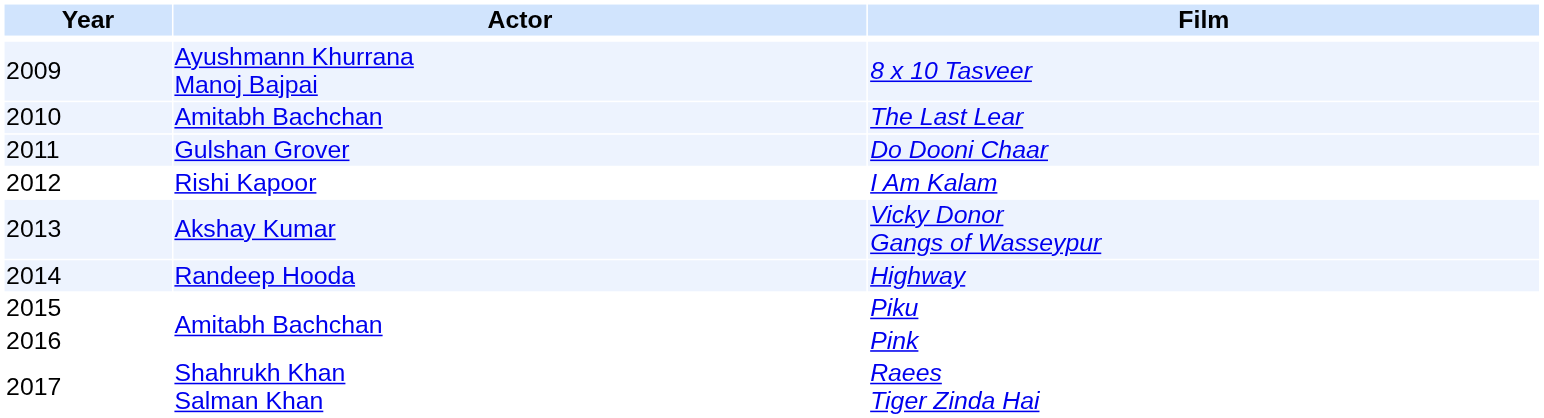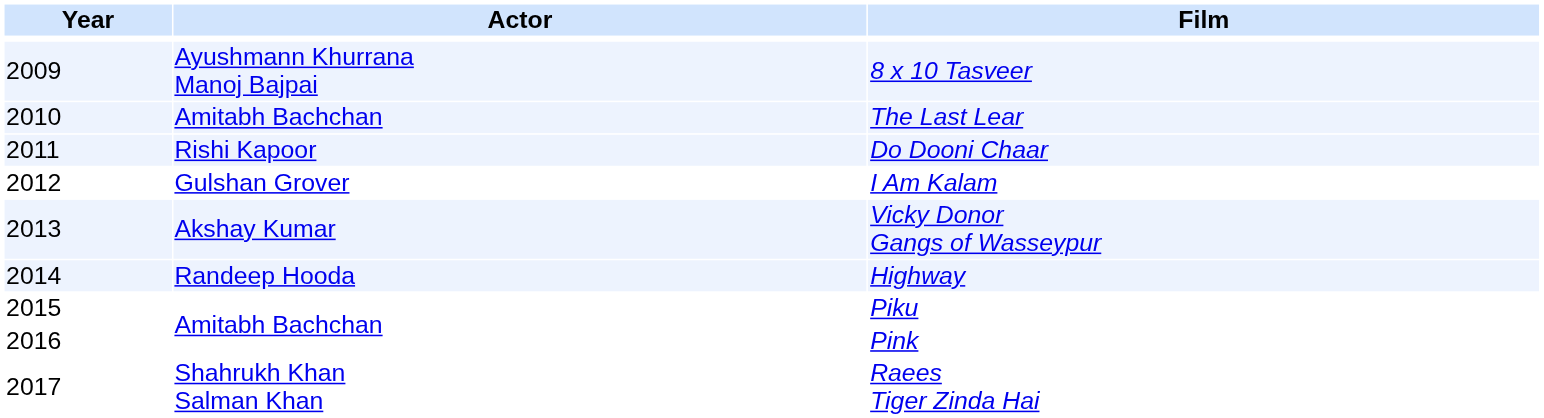(262, 149) Gulshan Grover -> (245, 149) Rishi Kapoor
(245, 182) Rishi Kapoor -> (262, 182) Gulshan Grover
